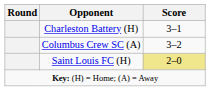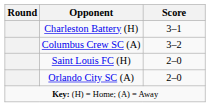(174, 61) khaki background -> (174, 61) no background
+ row: (91, 77)
